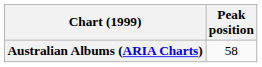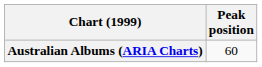(231, 51) 58 -> (231, 51) 60
